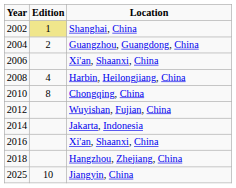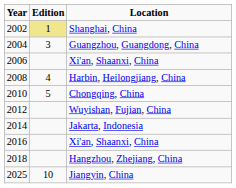(48, 45) 2 -> (48, 45) 3
(48, 93) 8 -> (48, 93) 5
